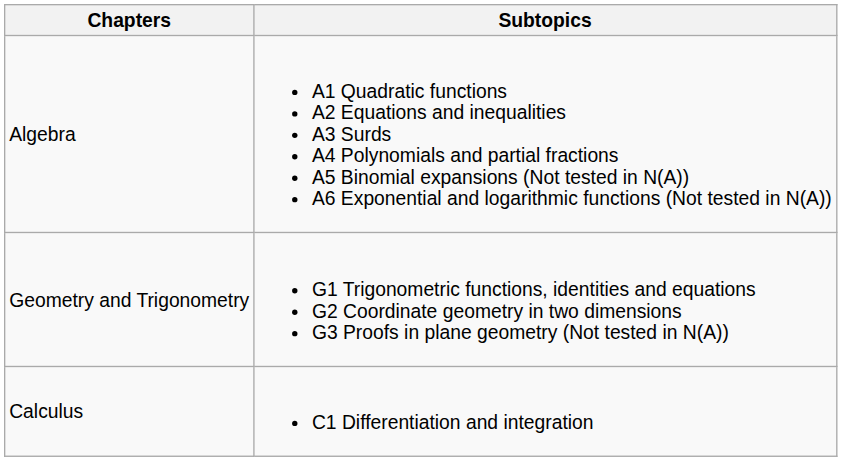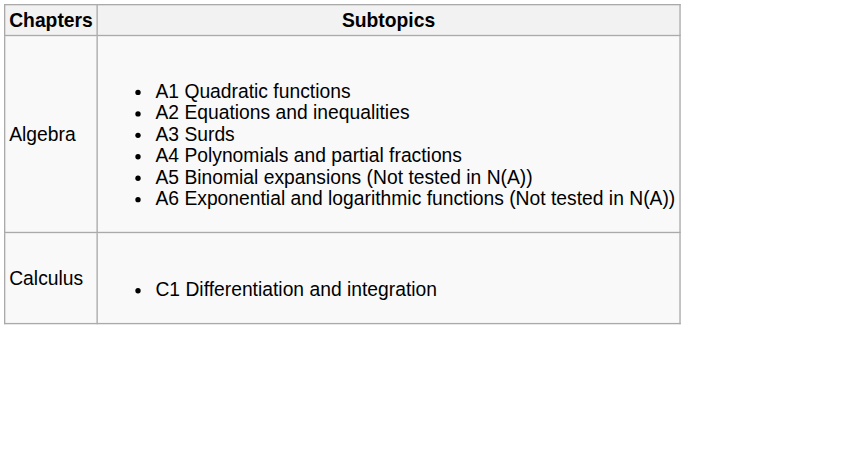- row: (129, 300)
